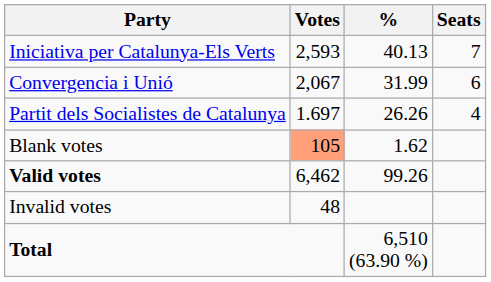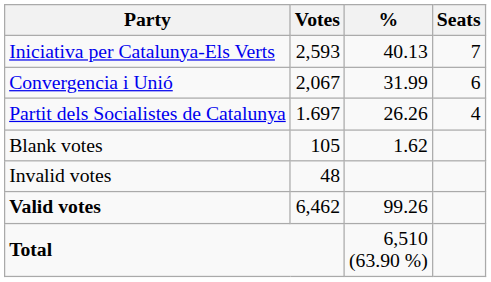(325, 144) lightsalmon background -> (325, 144) no background
rows swapped: (55, 176) <-> (60, 207)
